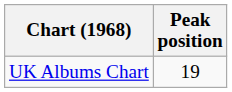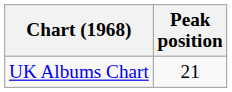(190, 71) 19 -> (190, 71) 21
